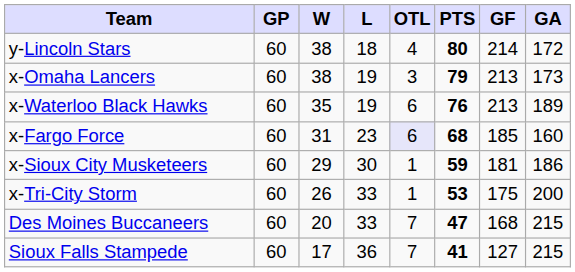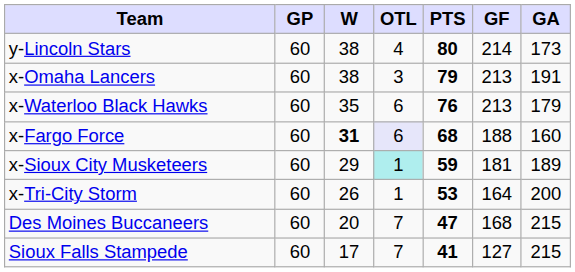- column: (367, 19)
(548, 48) 172 -> (546, 48) 173
(548, 77) 173 -> (546, 77) 191
(548, 106) 189 -> (546, 106) 179
(322, 135) normal -> (349, 135) bold
(503, 135) 185 -> (497, 135) 188
(412, 164) no background -> (398, 164) paleturquoise background
(548, 164) 186 -> (546, 164) 189
(503, 194) 175 -> (497, 194) 164
